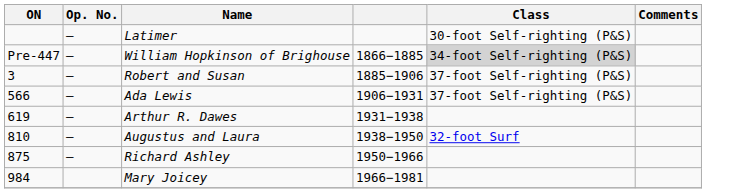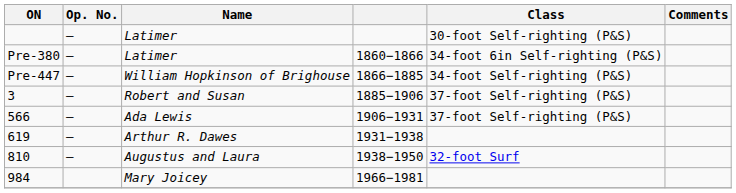+ row: (34, 55)
(531, 55) lightgrey background -> (531, 76) no background
- row: (19, 157)
